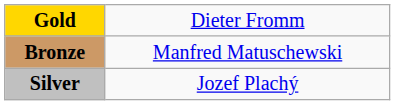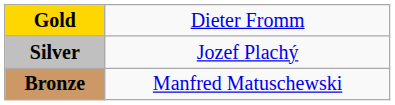rows swapped: (55, 83) <-> (55, 52)
